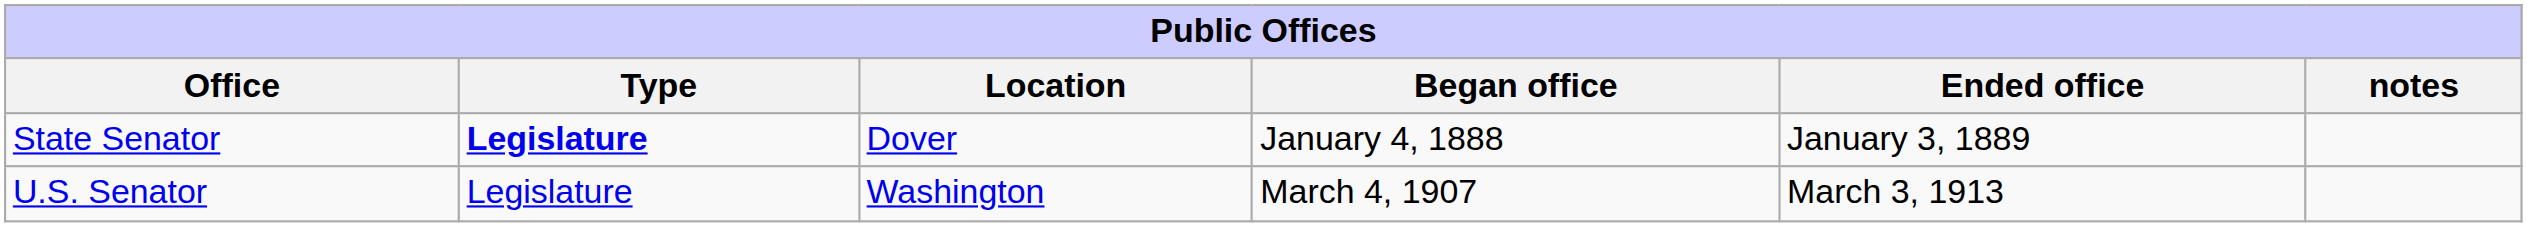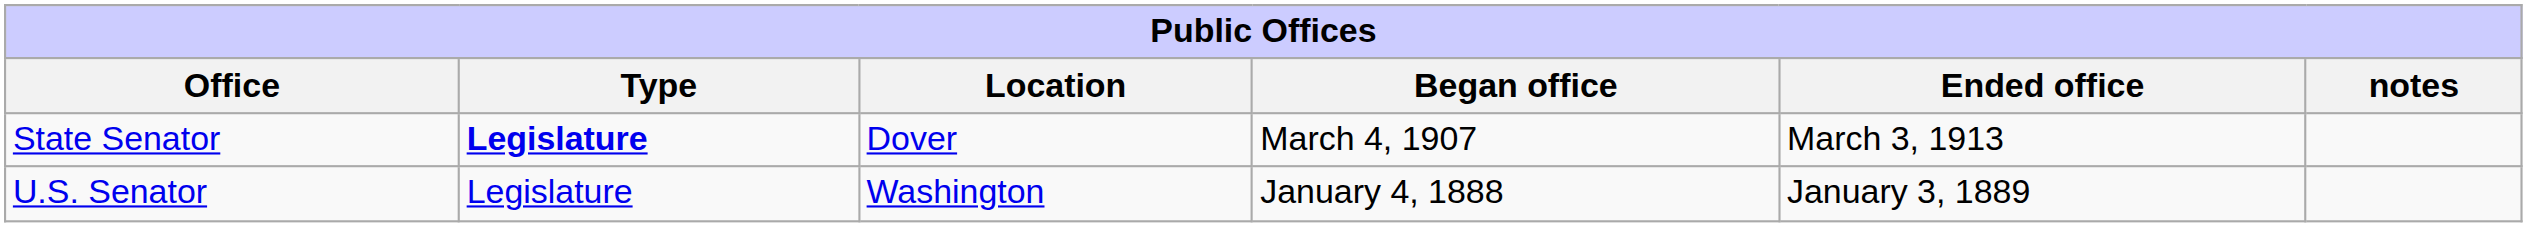(1382, 138) January 4, 1888 -> (1369, 138) March 4, 1907
(1909, 138) January 3, 1889 -> (1895, 138) March 3, 1913
(1369, 192) March 4, 1907 -> (1382, 192) January 4, 1888
(1895, 192) March 3, 1913 -> (1909, 192) January 3, 1889
